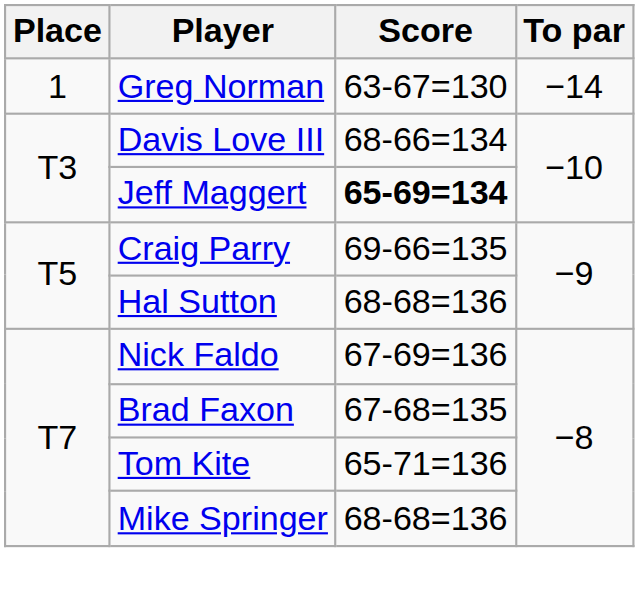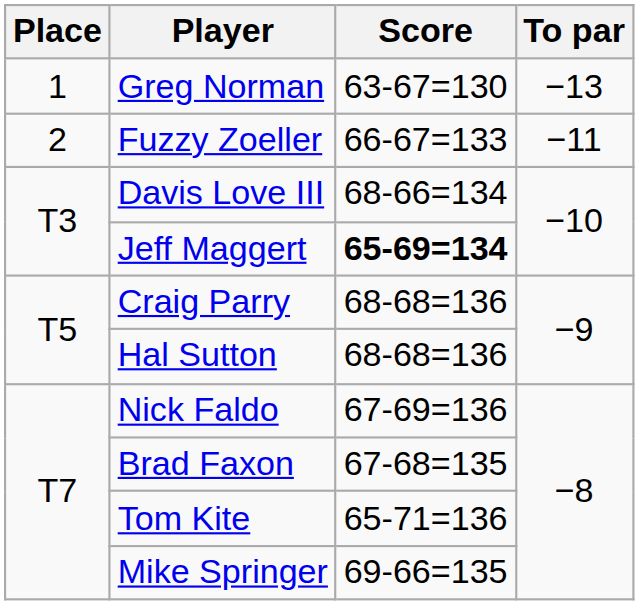(574, 85) −14 -> (574, 85) −13
+ row: (220, 139)
(426, 247) 69-66=135 -> (426, 301) 68-68=136
(426, 517) 68-68=136 -> (426, 572) 69-66=135
